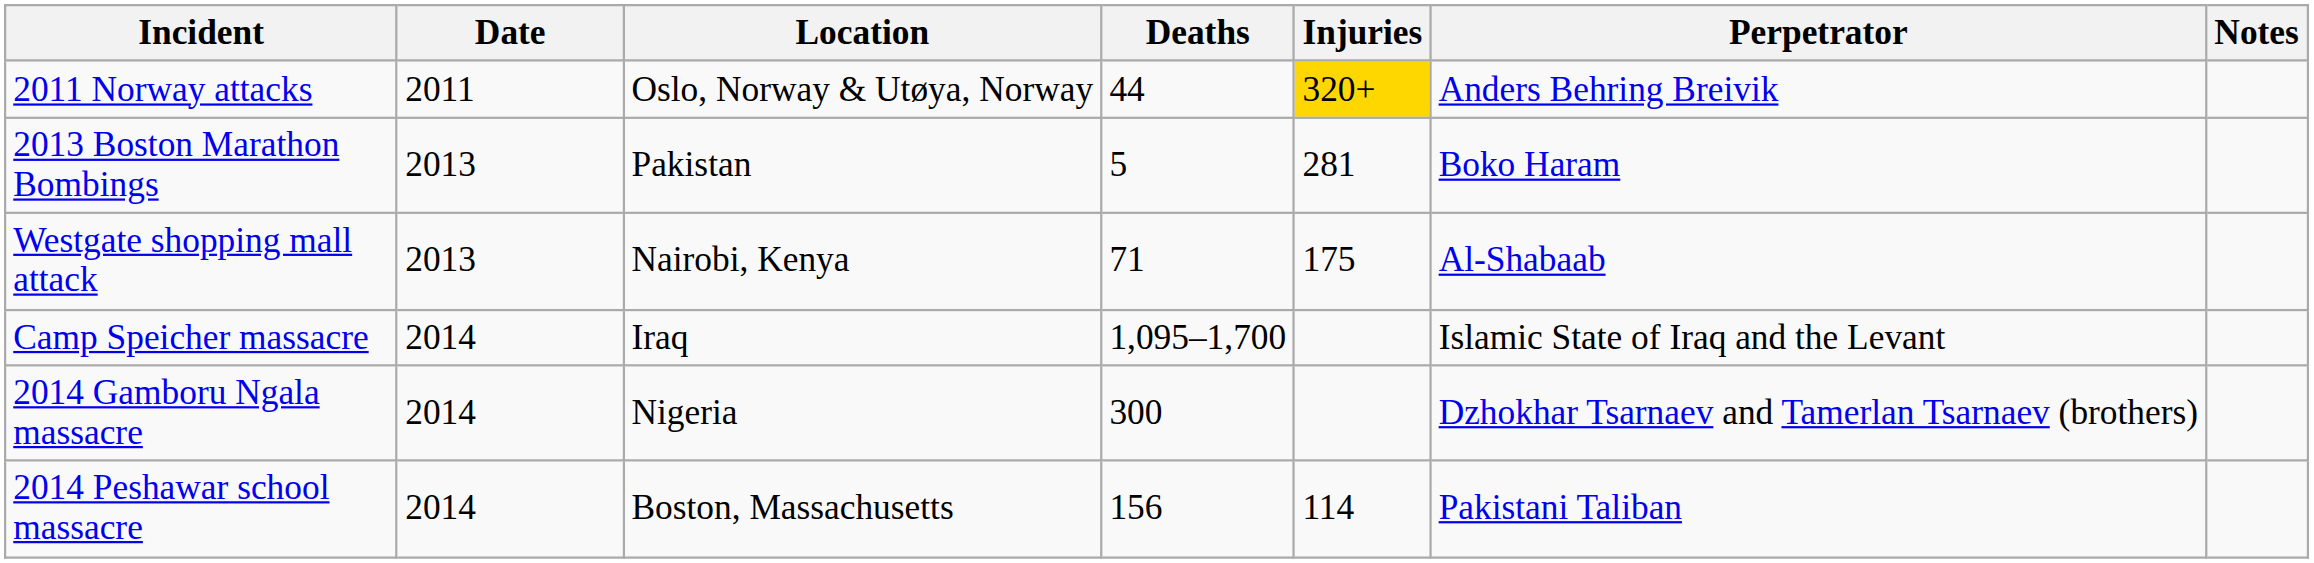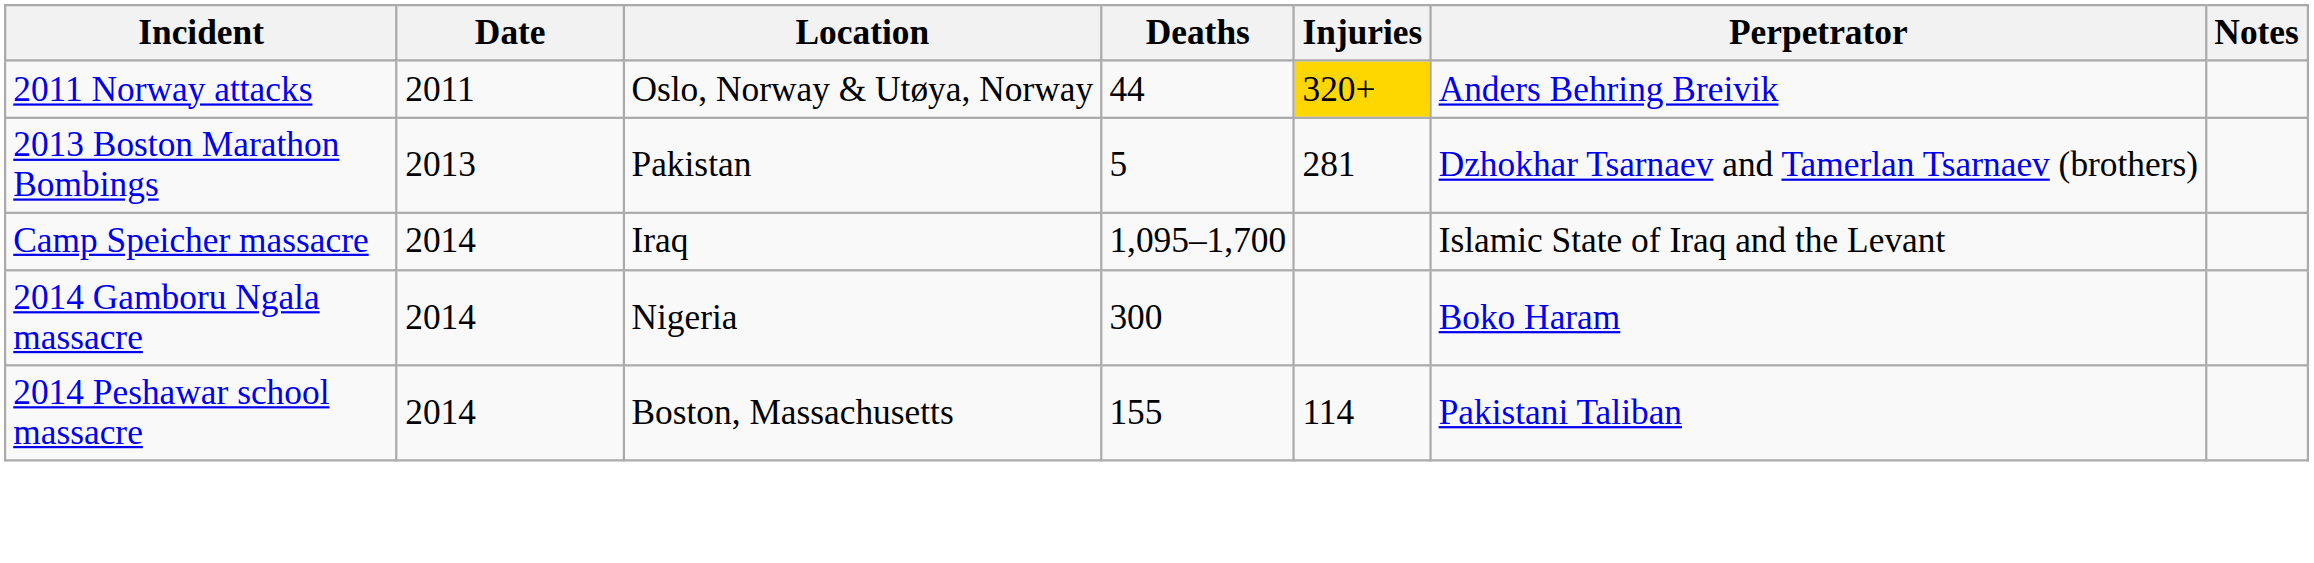(1529, 164) Boko Haram -> (1818, 164) Dzhokhar Tsarnaev and Tamerlan Tsarnaev (brothers)
- row: (183, 260)
(1818, 412) Dzhokhar Tsarnaev and Tamerlan Tsarnaev (brothers) -> (1529, 316) Boko Haram
(1136, 508) 156 -> (1136, 412) 155
